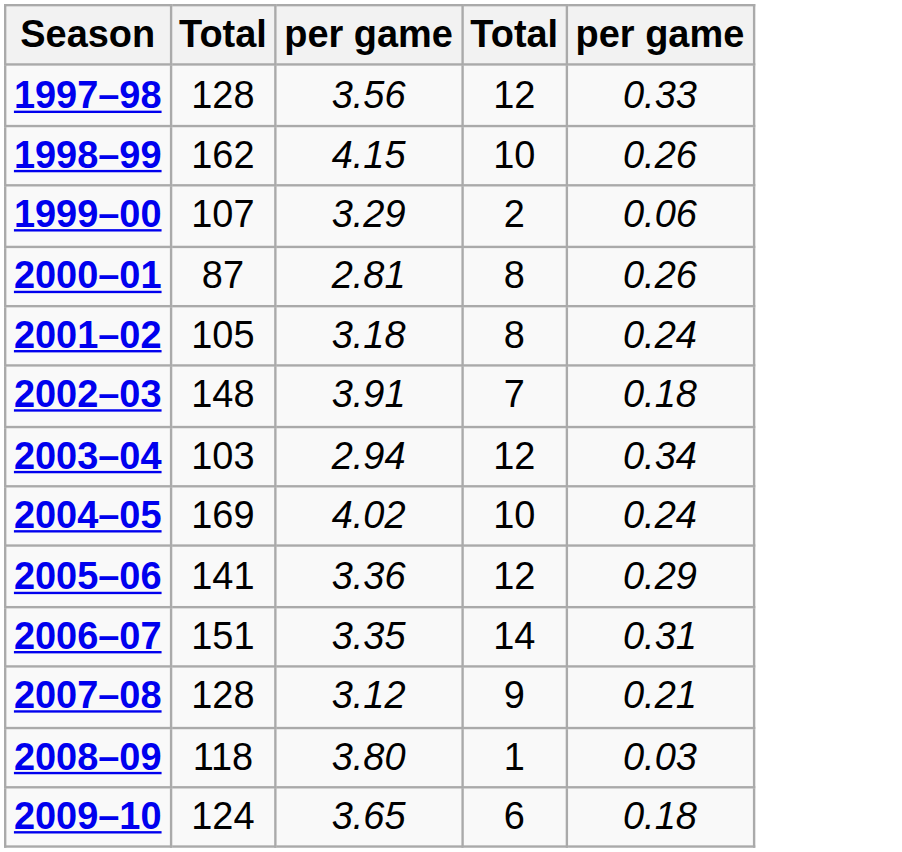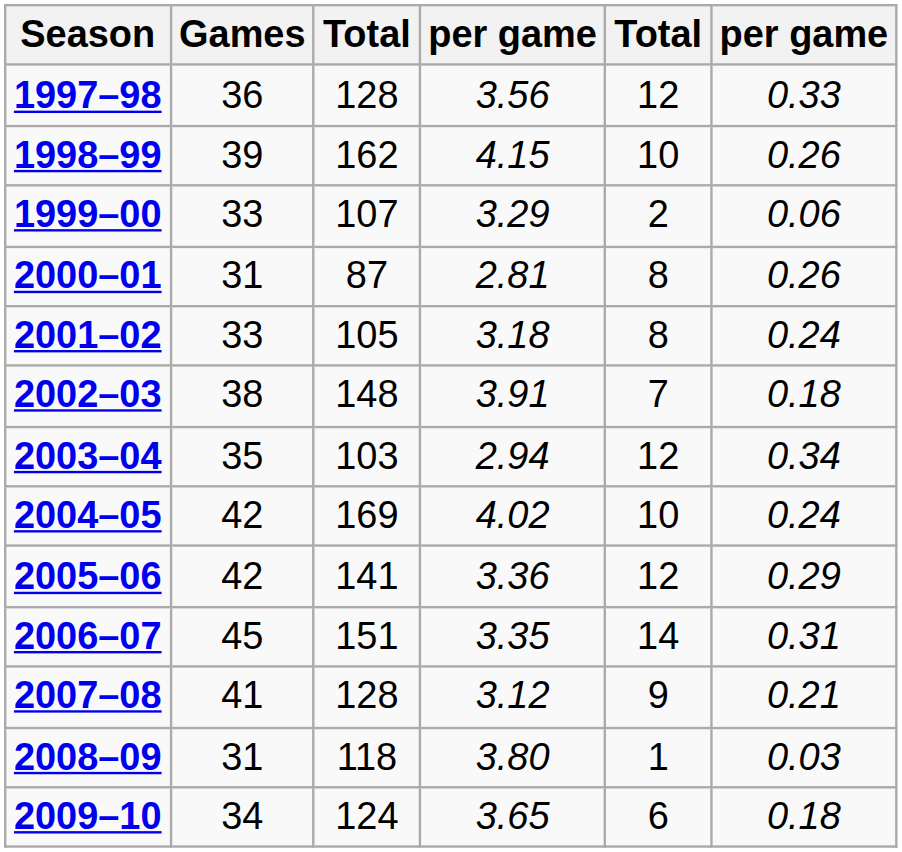+ column: (242, 34)
